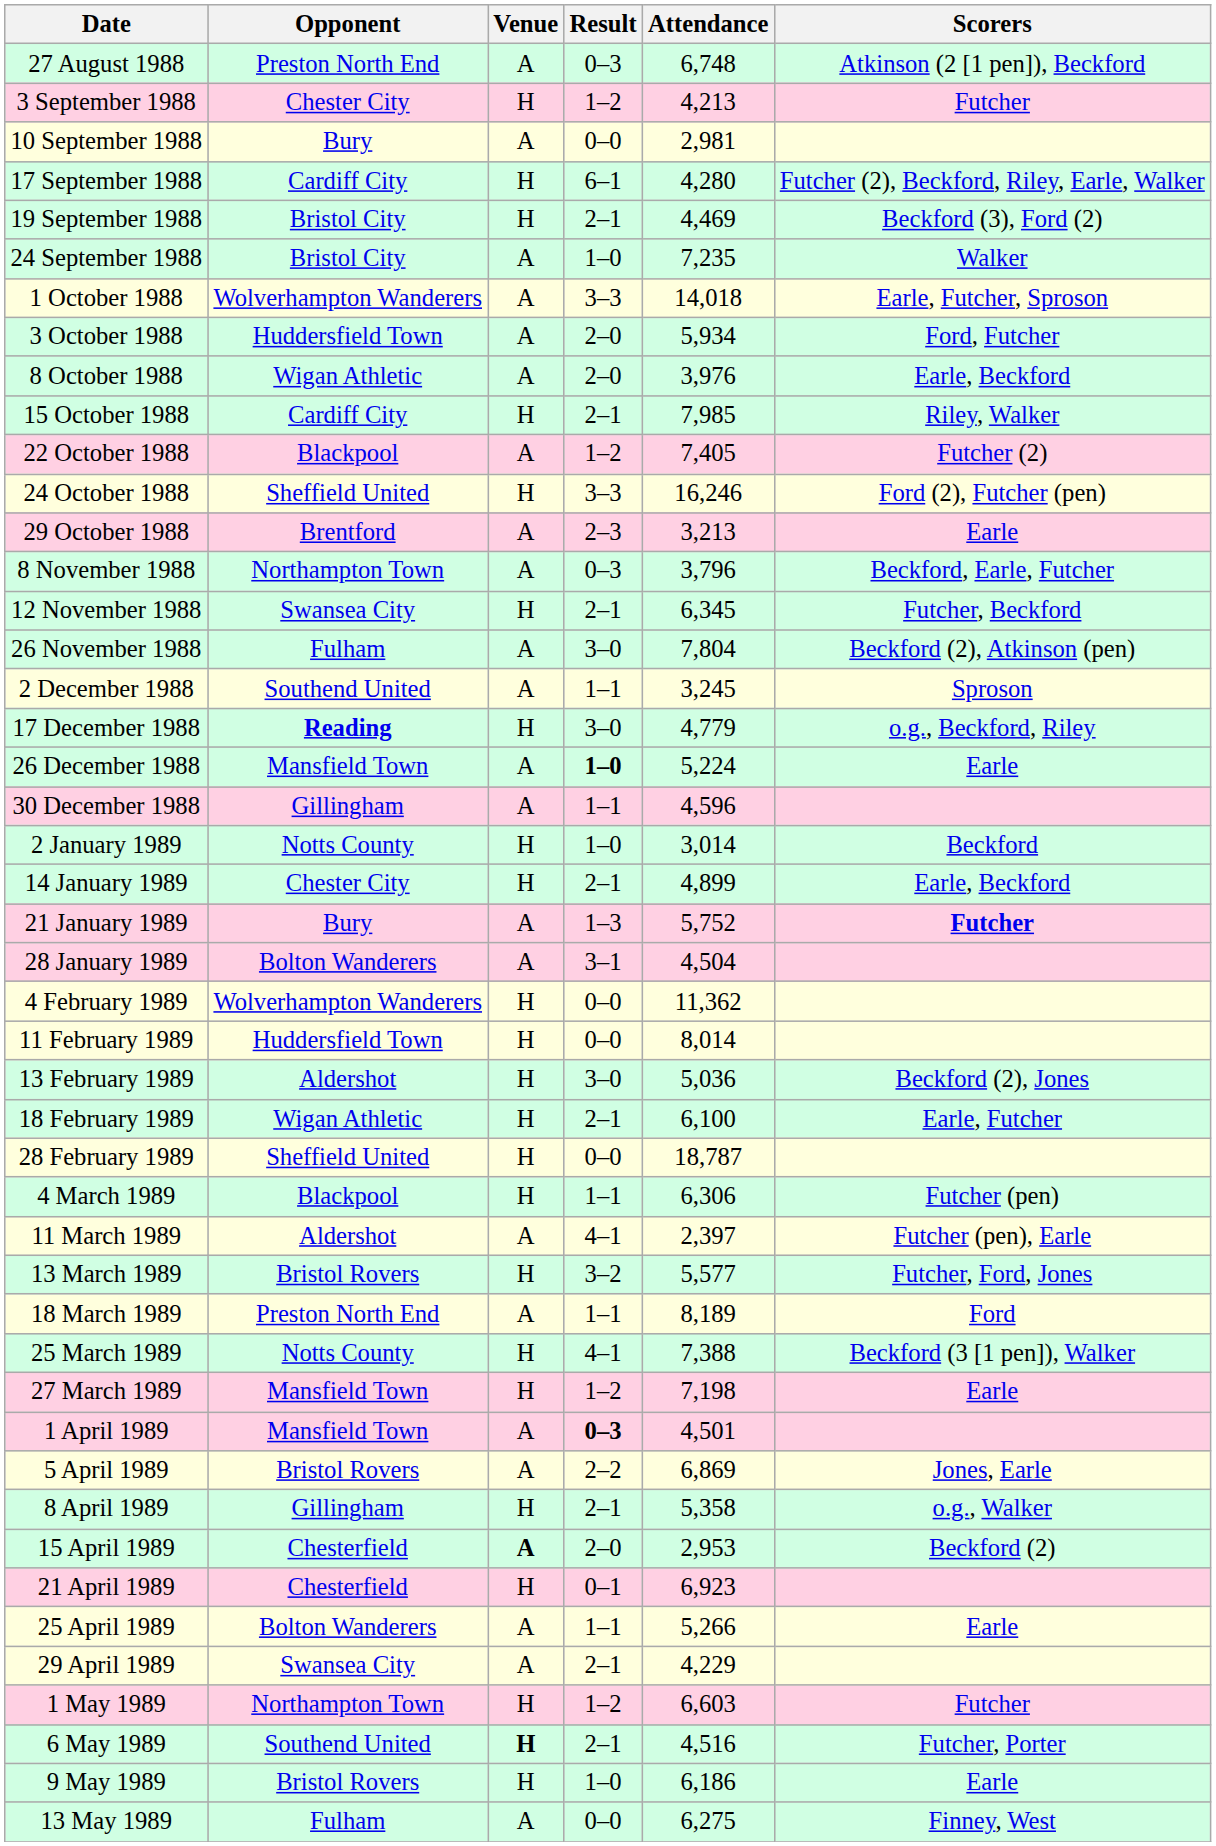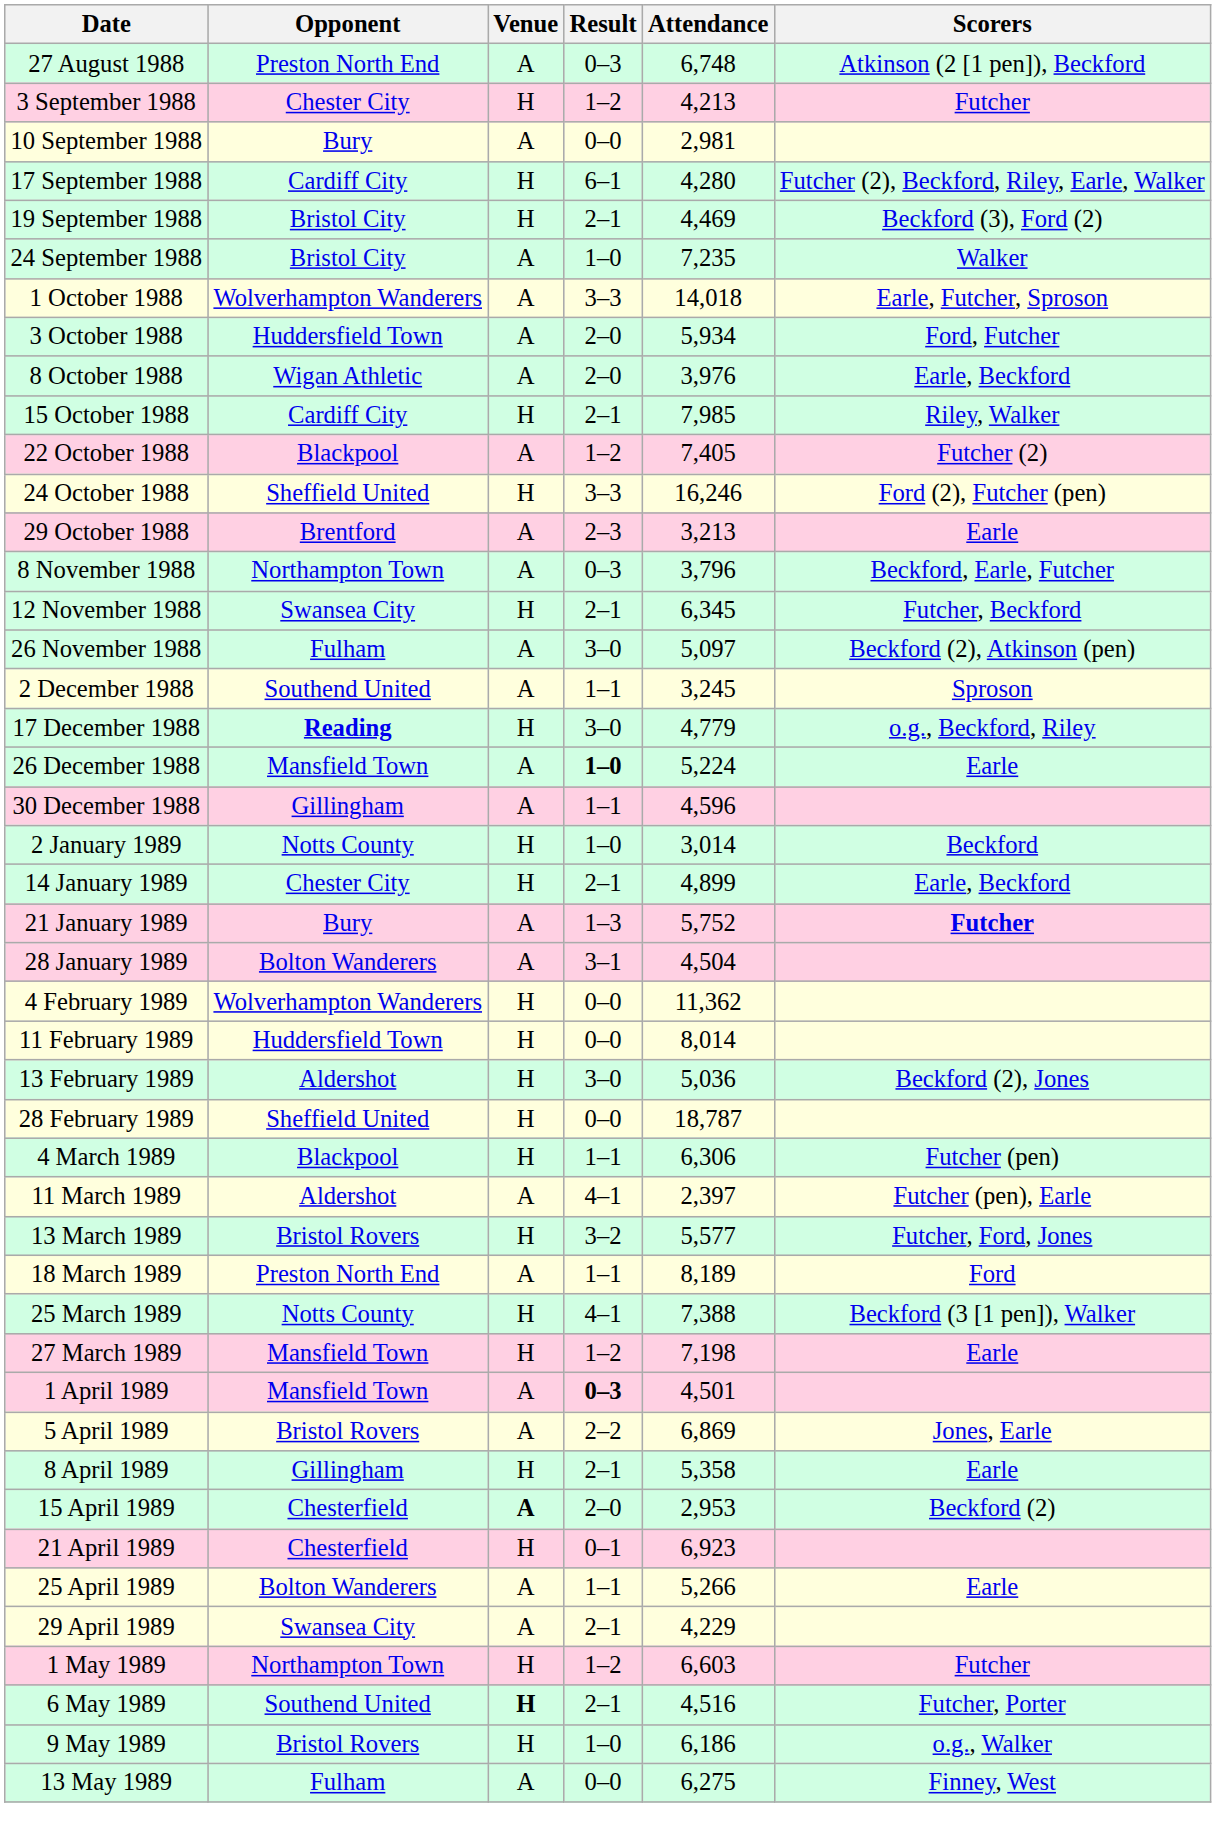(708, 649) 7,804 -> (708, 649) 5,097
- row: (106, 1118)
(992, 1508) o.g., Walker -> (992, 1469) Earle
(992, 1782) Earle -> (992, 1743) o.g., Walker
